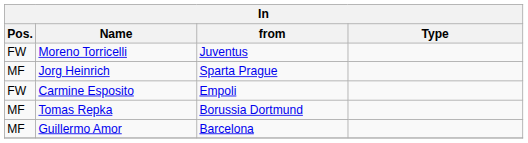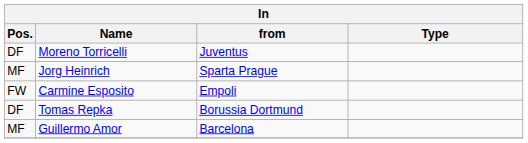(17, 53) FW -> (15, 53) DF
(16, 110) MF -> (15, 110) DF
